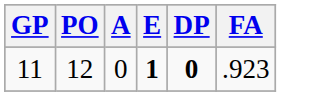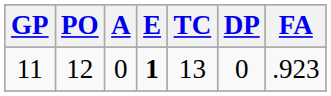+ column: (192, 25)
(192, 68) bold -> (242, 68) normal
